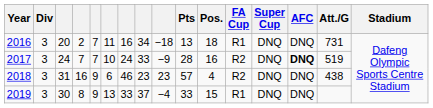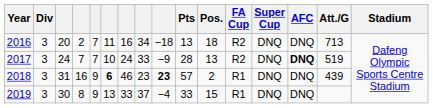(239, 42) R1 -> (239, 42) R2
(334, 42) 731 -> (334, 42) 713
(212, 59) 16 -> (212, 59) 13
(109, 77) normal -> (109, 77) bold
(164, 77) normal -> (164, 77) bold
(212, 77) 4 -> (212, 77) 2
(239, 77) R2 -> (239, 77) R1
(334, 77) 438 -> (334, 77) 439
